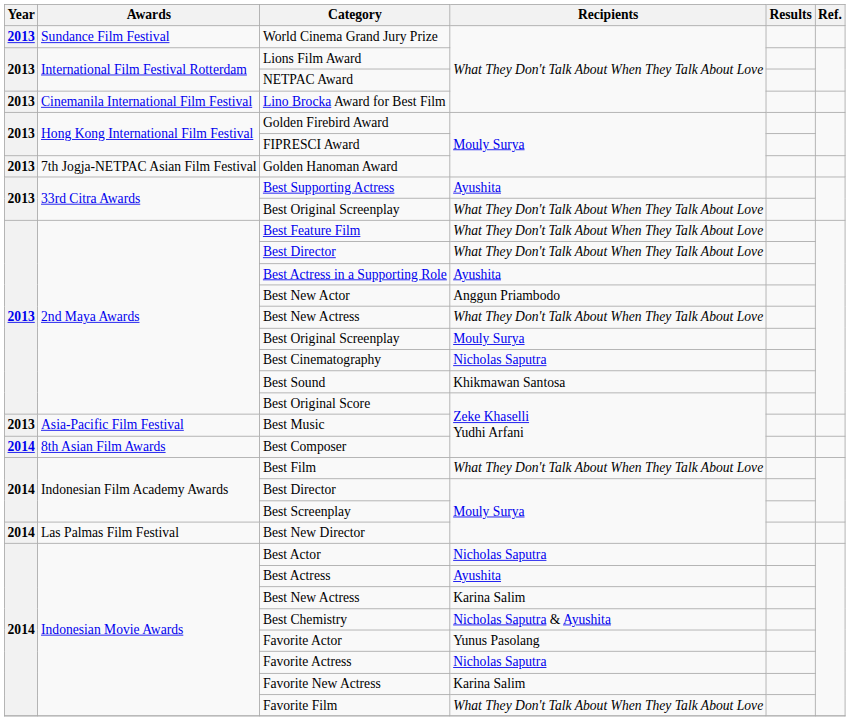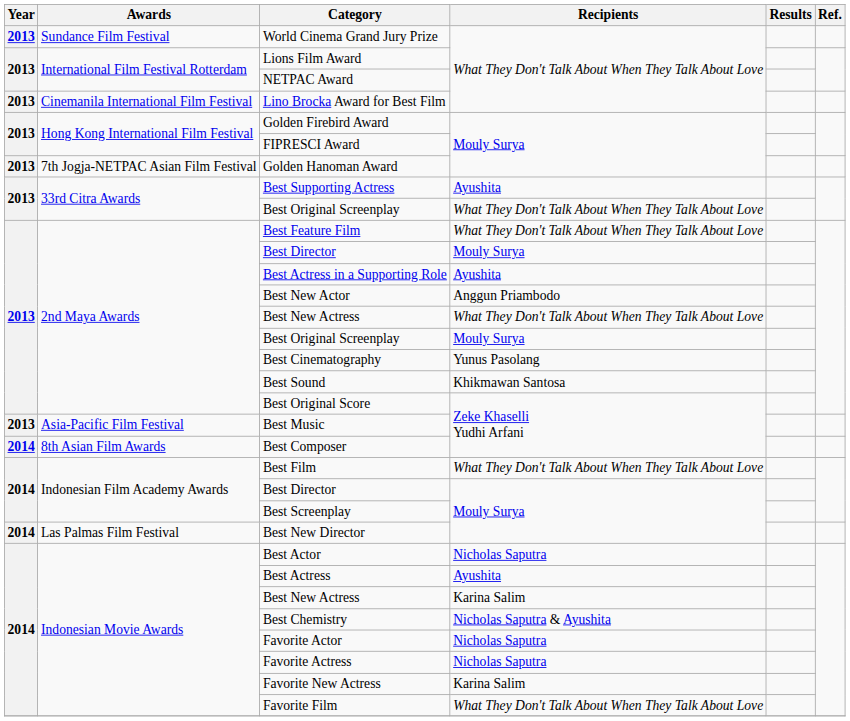(608, 252) What They Don't Talk About When They Talk About Love -> (489, 252) Mouly Surya
(500, 360) Nicholas Saputra -> (496, 360) Yunus Pasolang
(496, 640) Yunus Pasolang -> (500, 640) Nicholas Saputra
